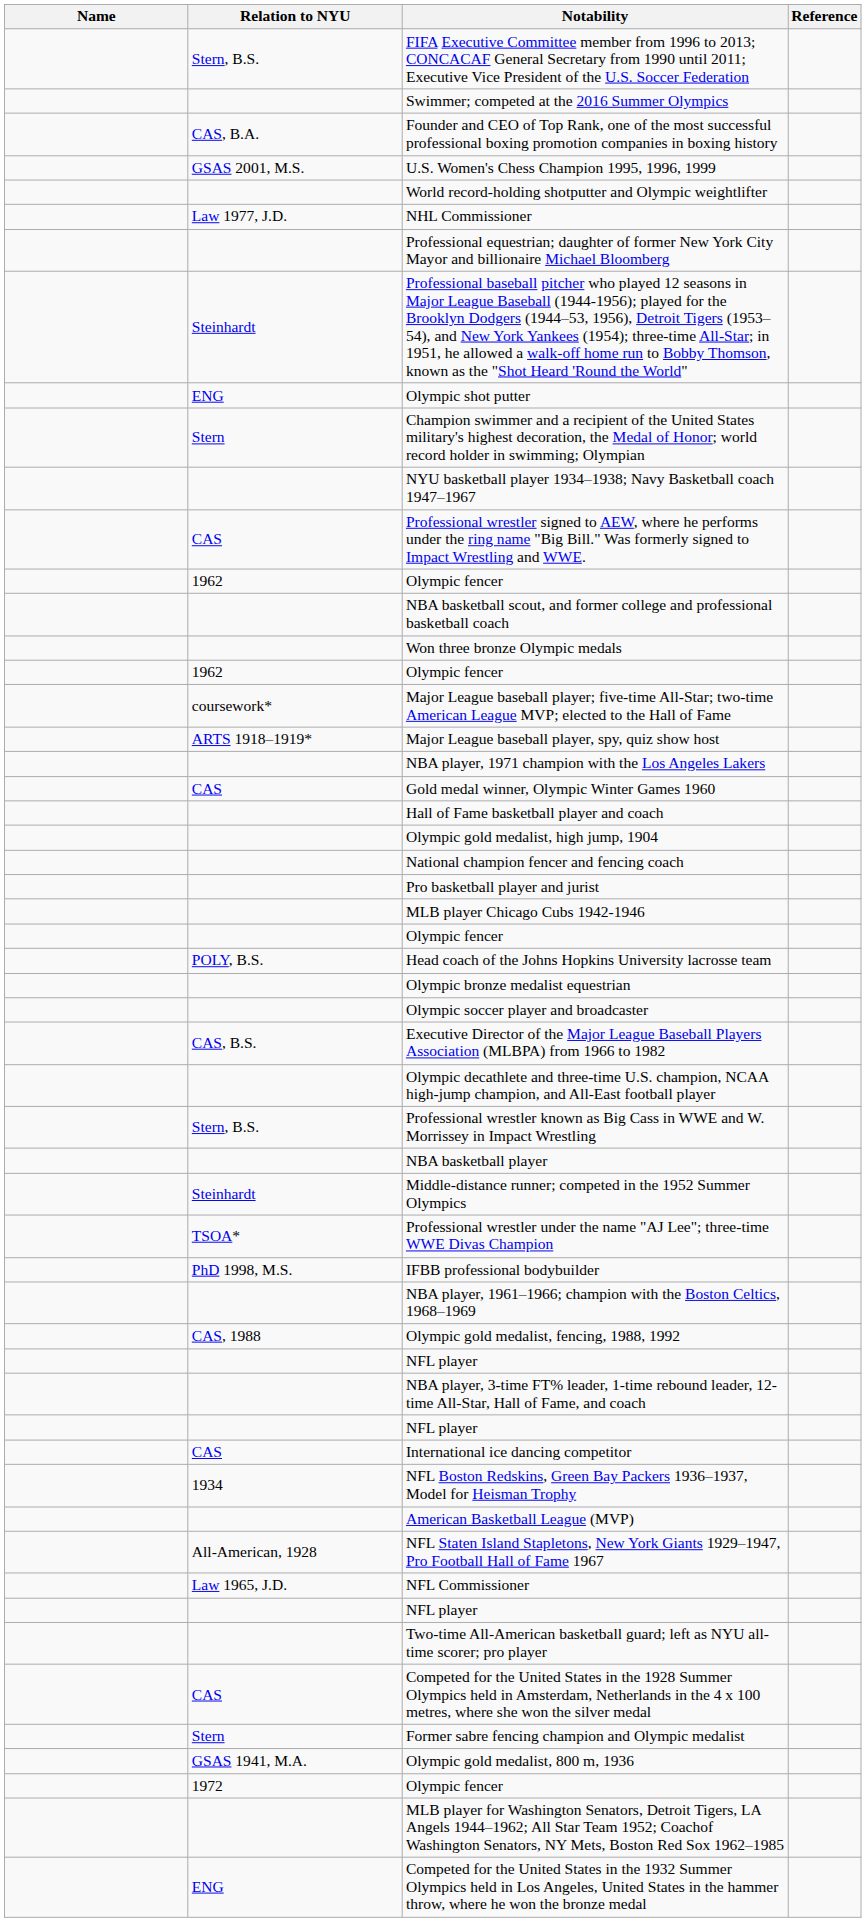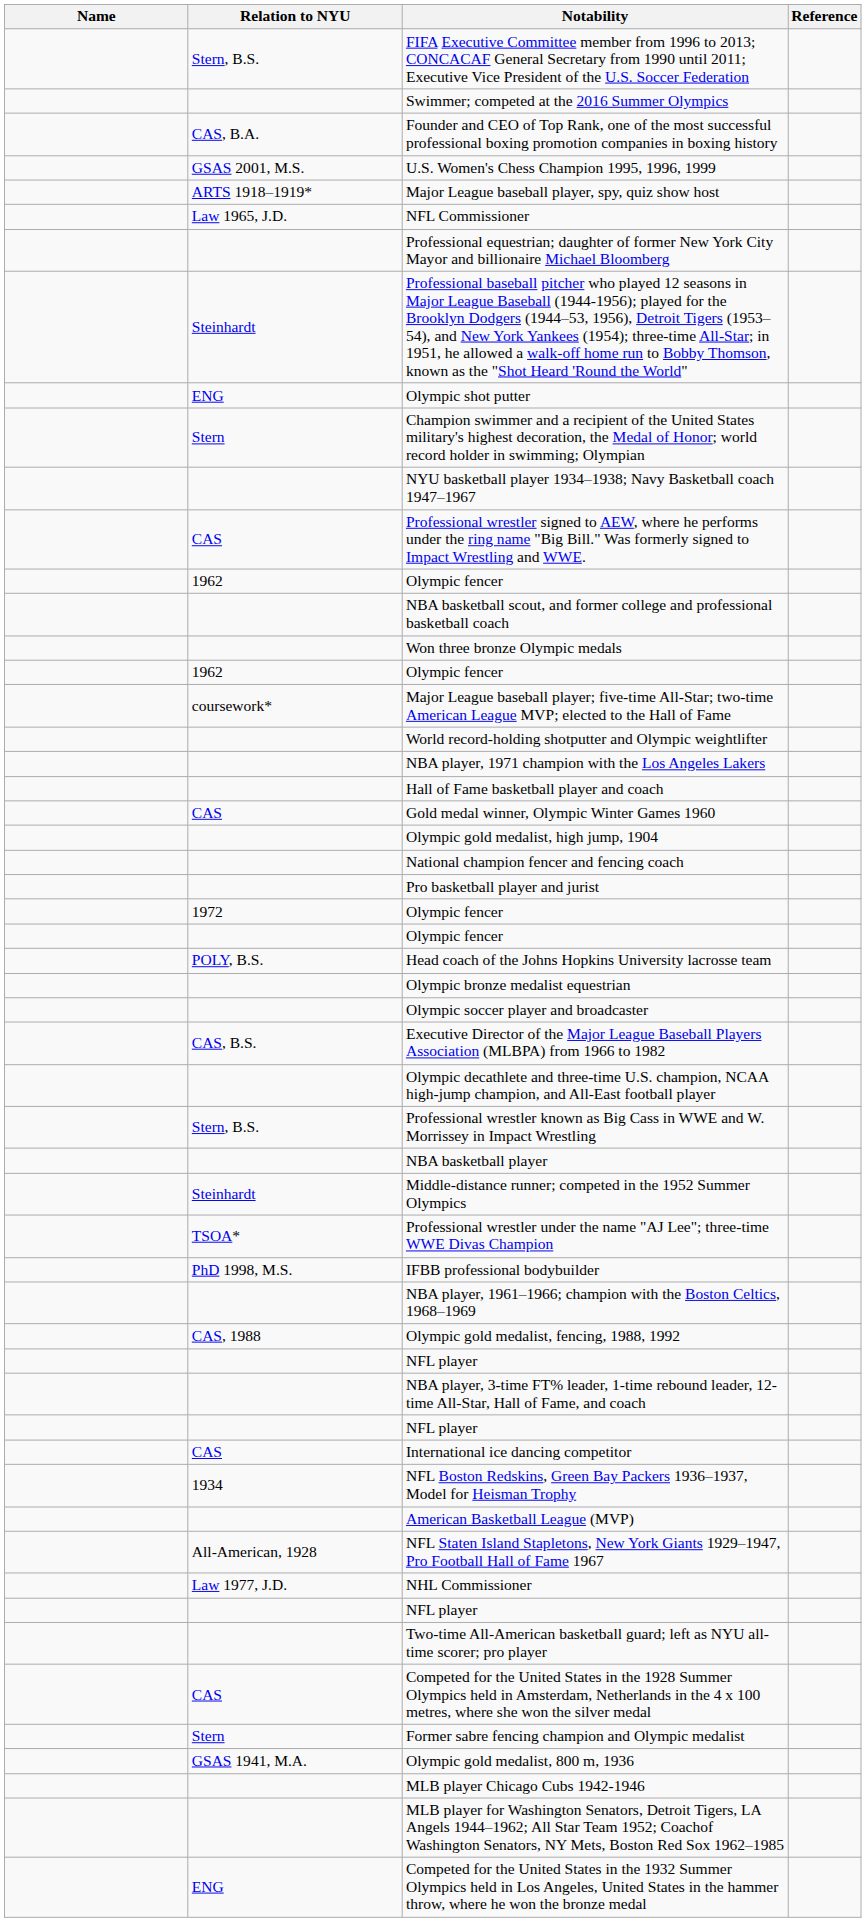rows swapped: (252, 739) <-> (295, 192)
rows swapped: (239, 216) <-> (239, 1585)
rows swapped: (207, 788) <-> (295, 813)
rows swapped: (207, 1785) <-> (295, 911)
